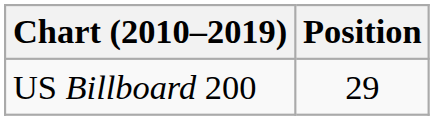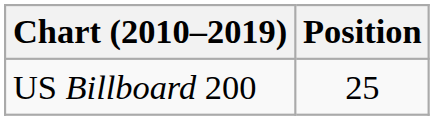(362, 86) 29 -> (362, 86) 25
